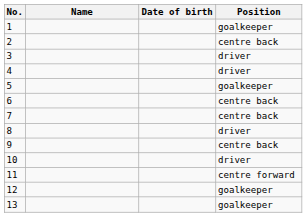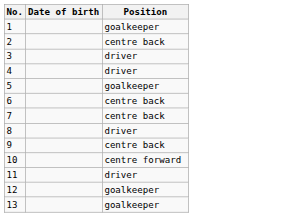- column: (82, 12)
(234, 160) driver -> (143, 160) centre forward
(256, 175) centre forward -> (121, 175) driver
